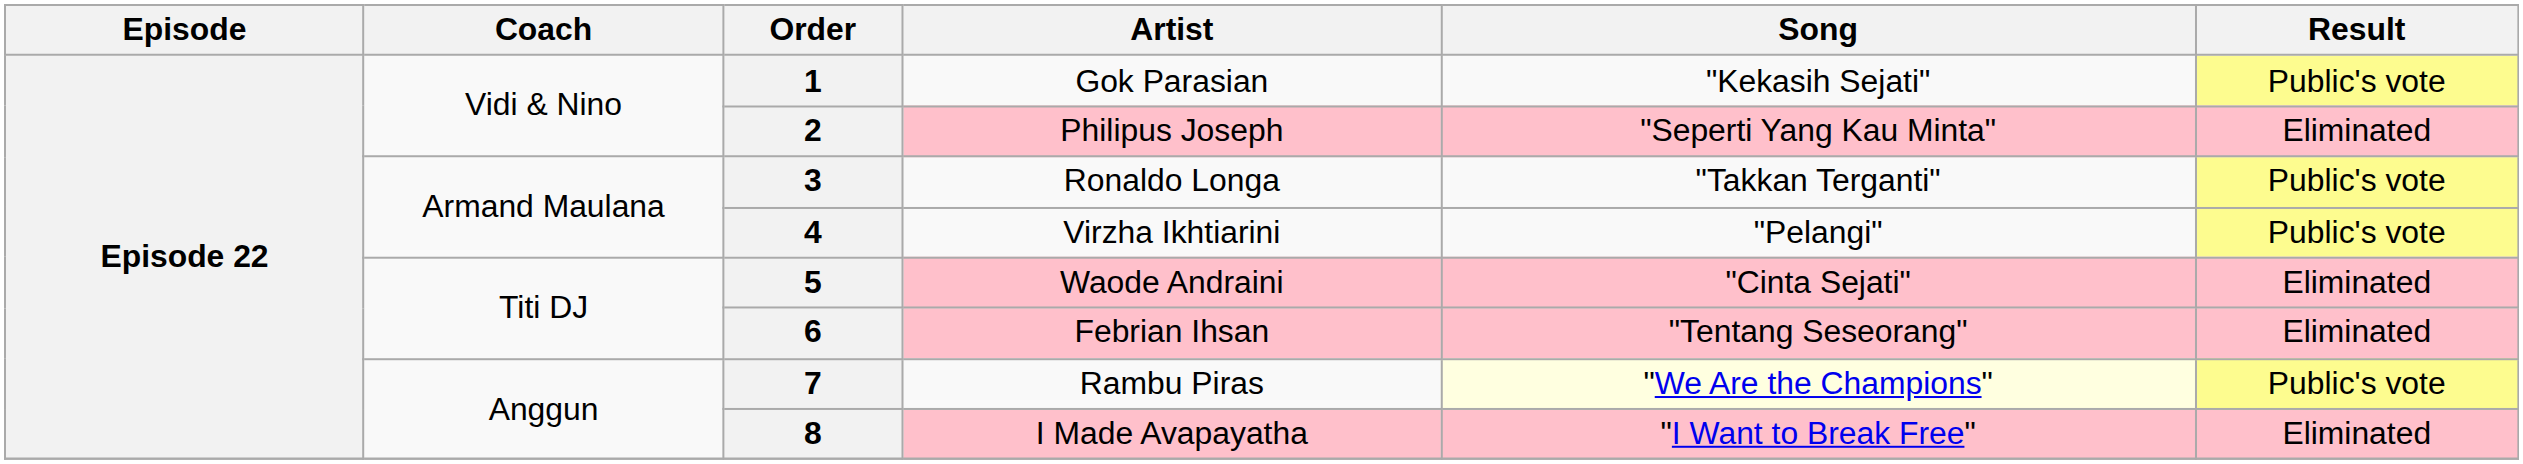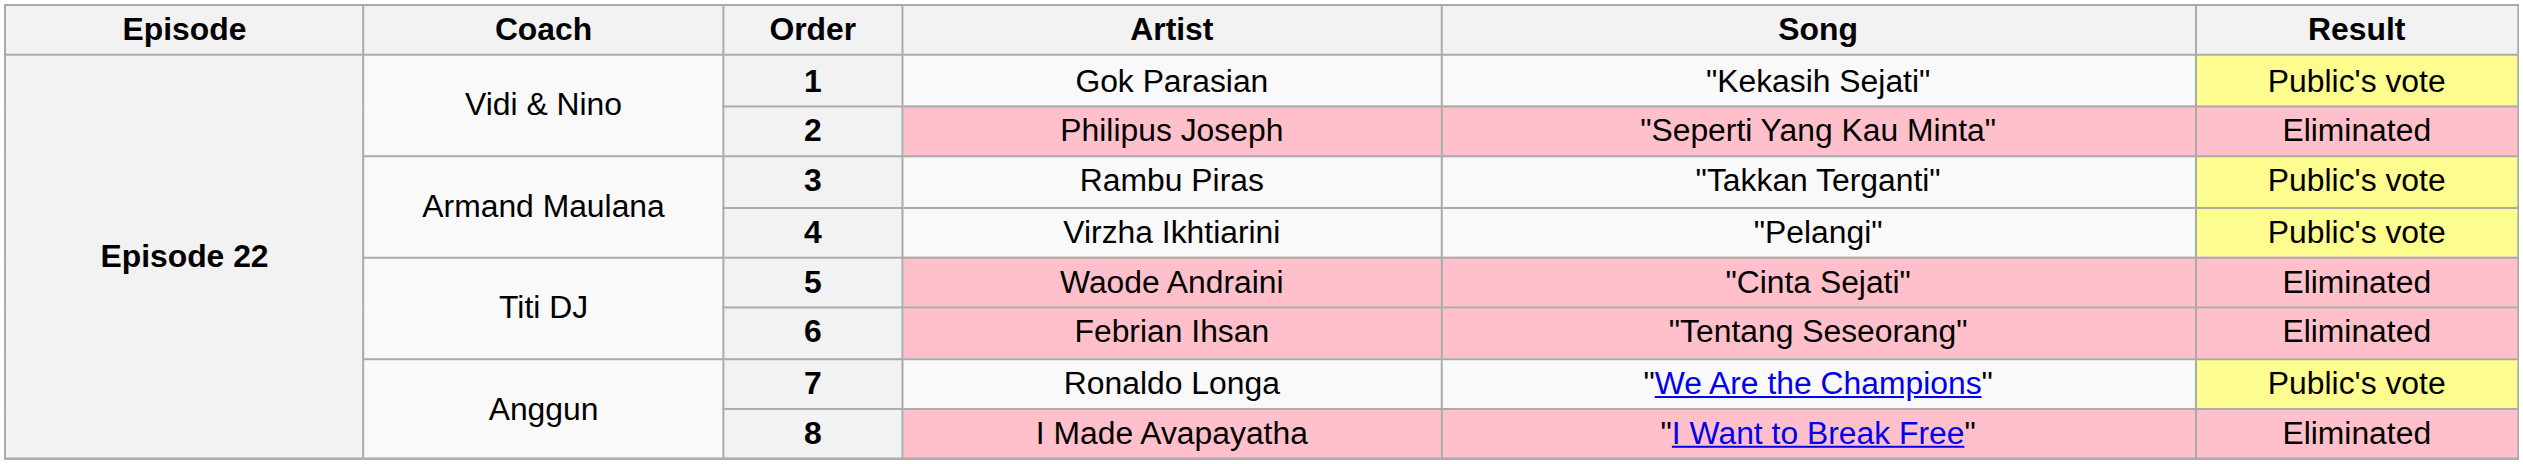(1172, 181) Ronaldo Longa -> (1172, 181) Rambu Piras
(1172, 383) Rambu Piras -> (1172, 383) Ronaldo Longa
(1818, 383) lightyellow background -> (1818, 383) no background
